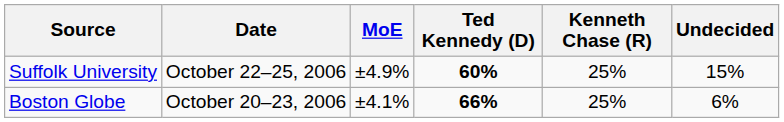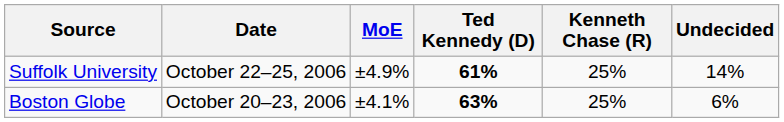(478, 71) 60% -> (478, 71) 61%
(725, 71) 15% -> (725, 71) 14%
(478, 102) 66% -> (478, 102) 63%
